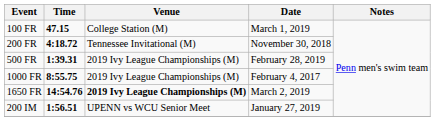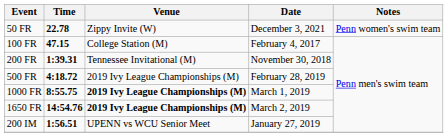+ row: (19, 28)
(280, 28) March 1, 2019 -> (285, 44) February 4, 2017
(62, 44) 4:18.72 -> (62, 60) 1:39.31
(62, 60) 1:39.31 -> (62, 76) 4:18.72
(163, 76) normal -> (167, 92) bold
(285, 76) February 4, 2017 -> (280, 92) March 1, 2019
